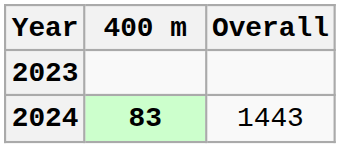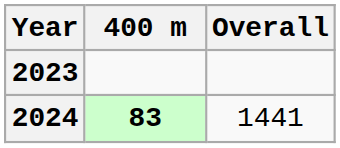(270, 118) 1443 -> (270, 118) 1441
